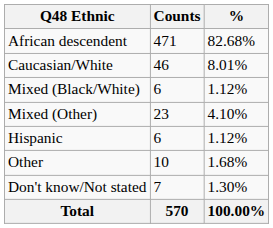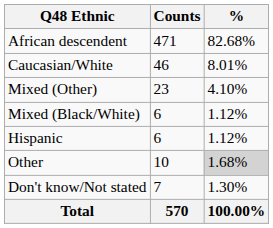rows swapped: (74, 89) <-> (53, 114)
(227, 162) no background -> (227, 162) lightgrey background
